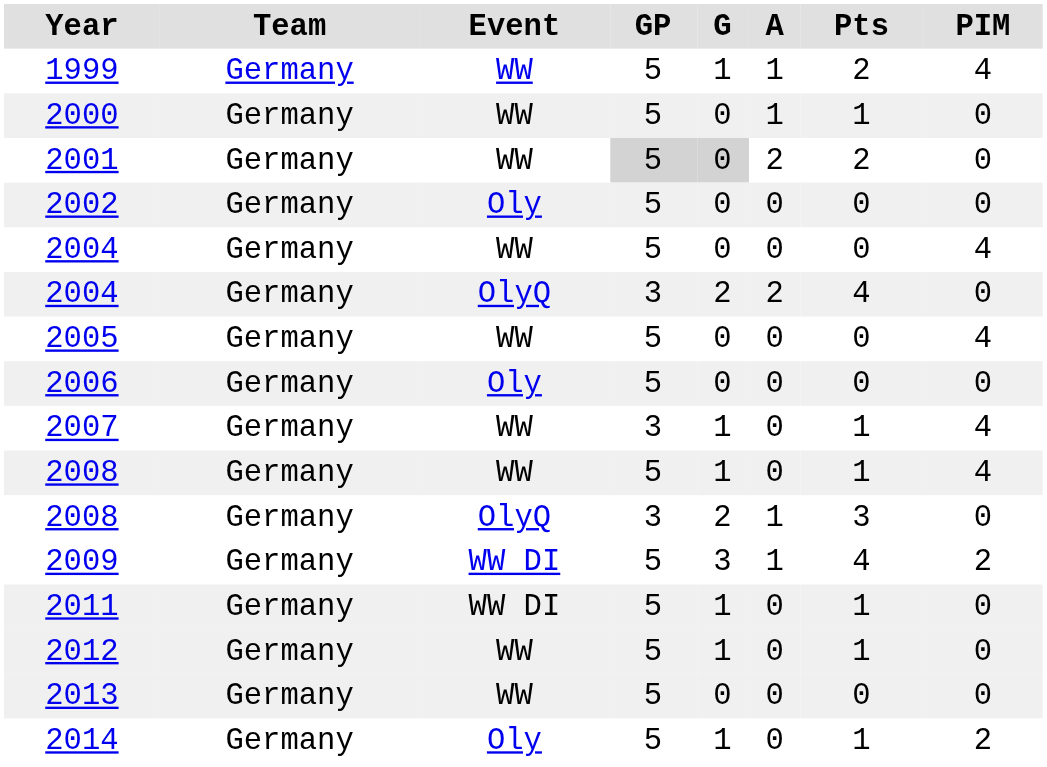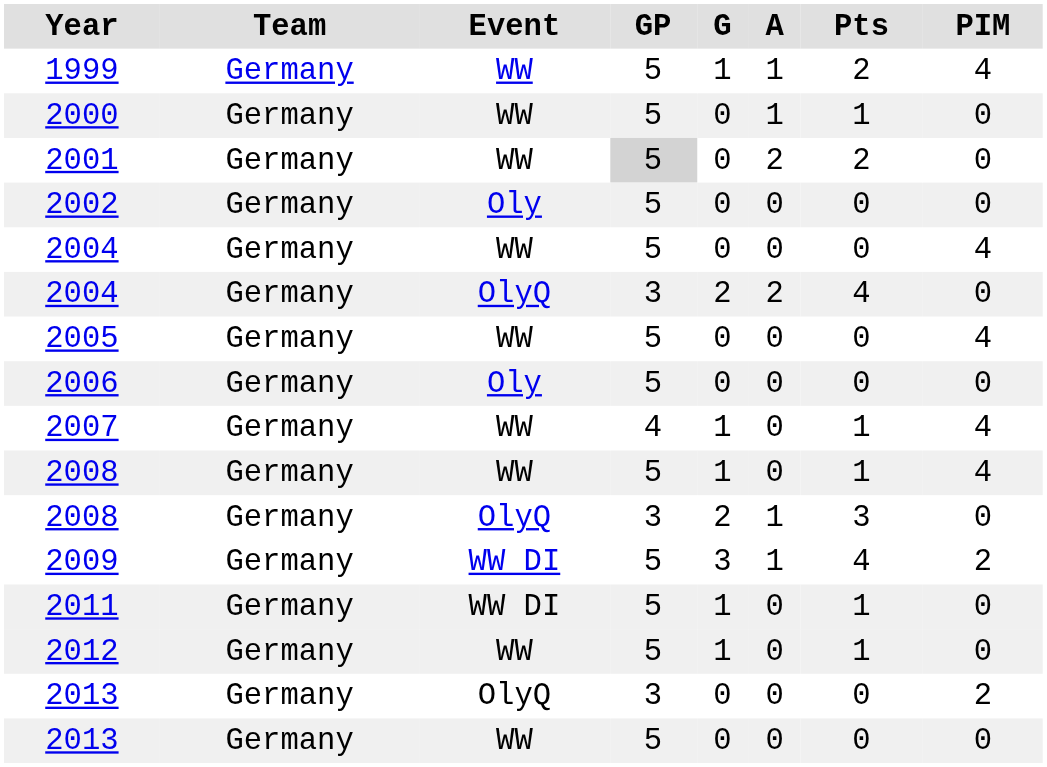(722, 160) lightgrey background -> (722, 160) no background
(653, 428) 3 -> (653, 428) 4
+ row: (82, 696)
- row: (82, 741)
